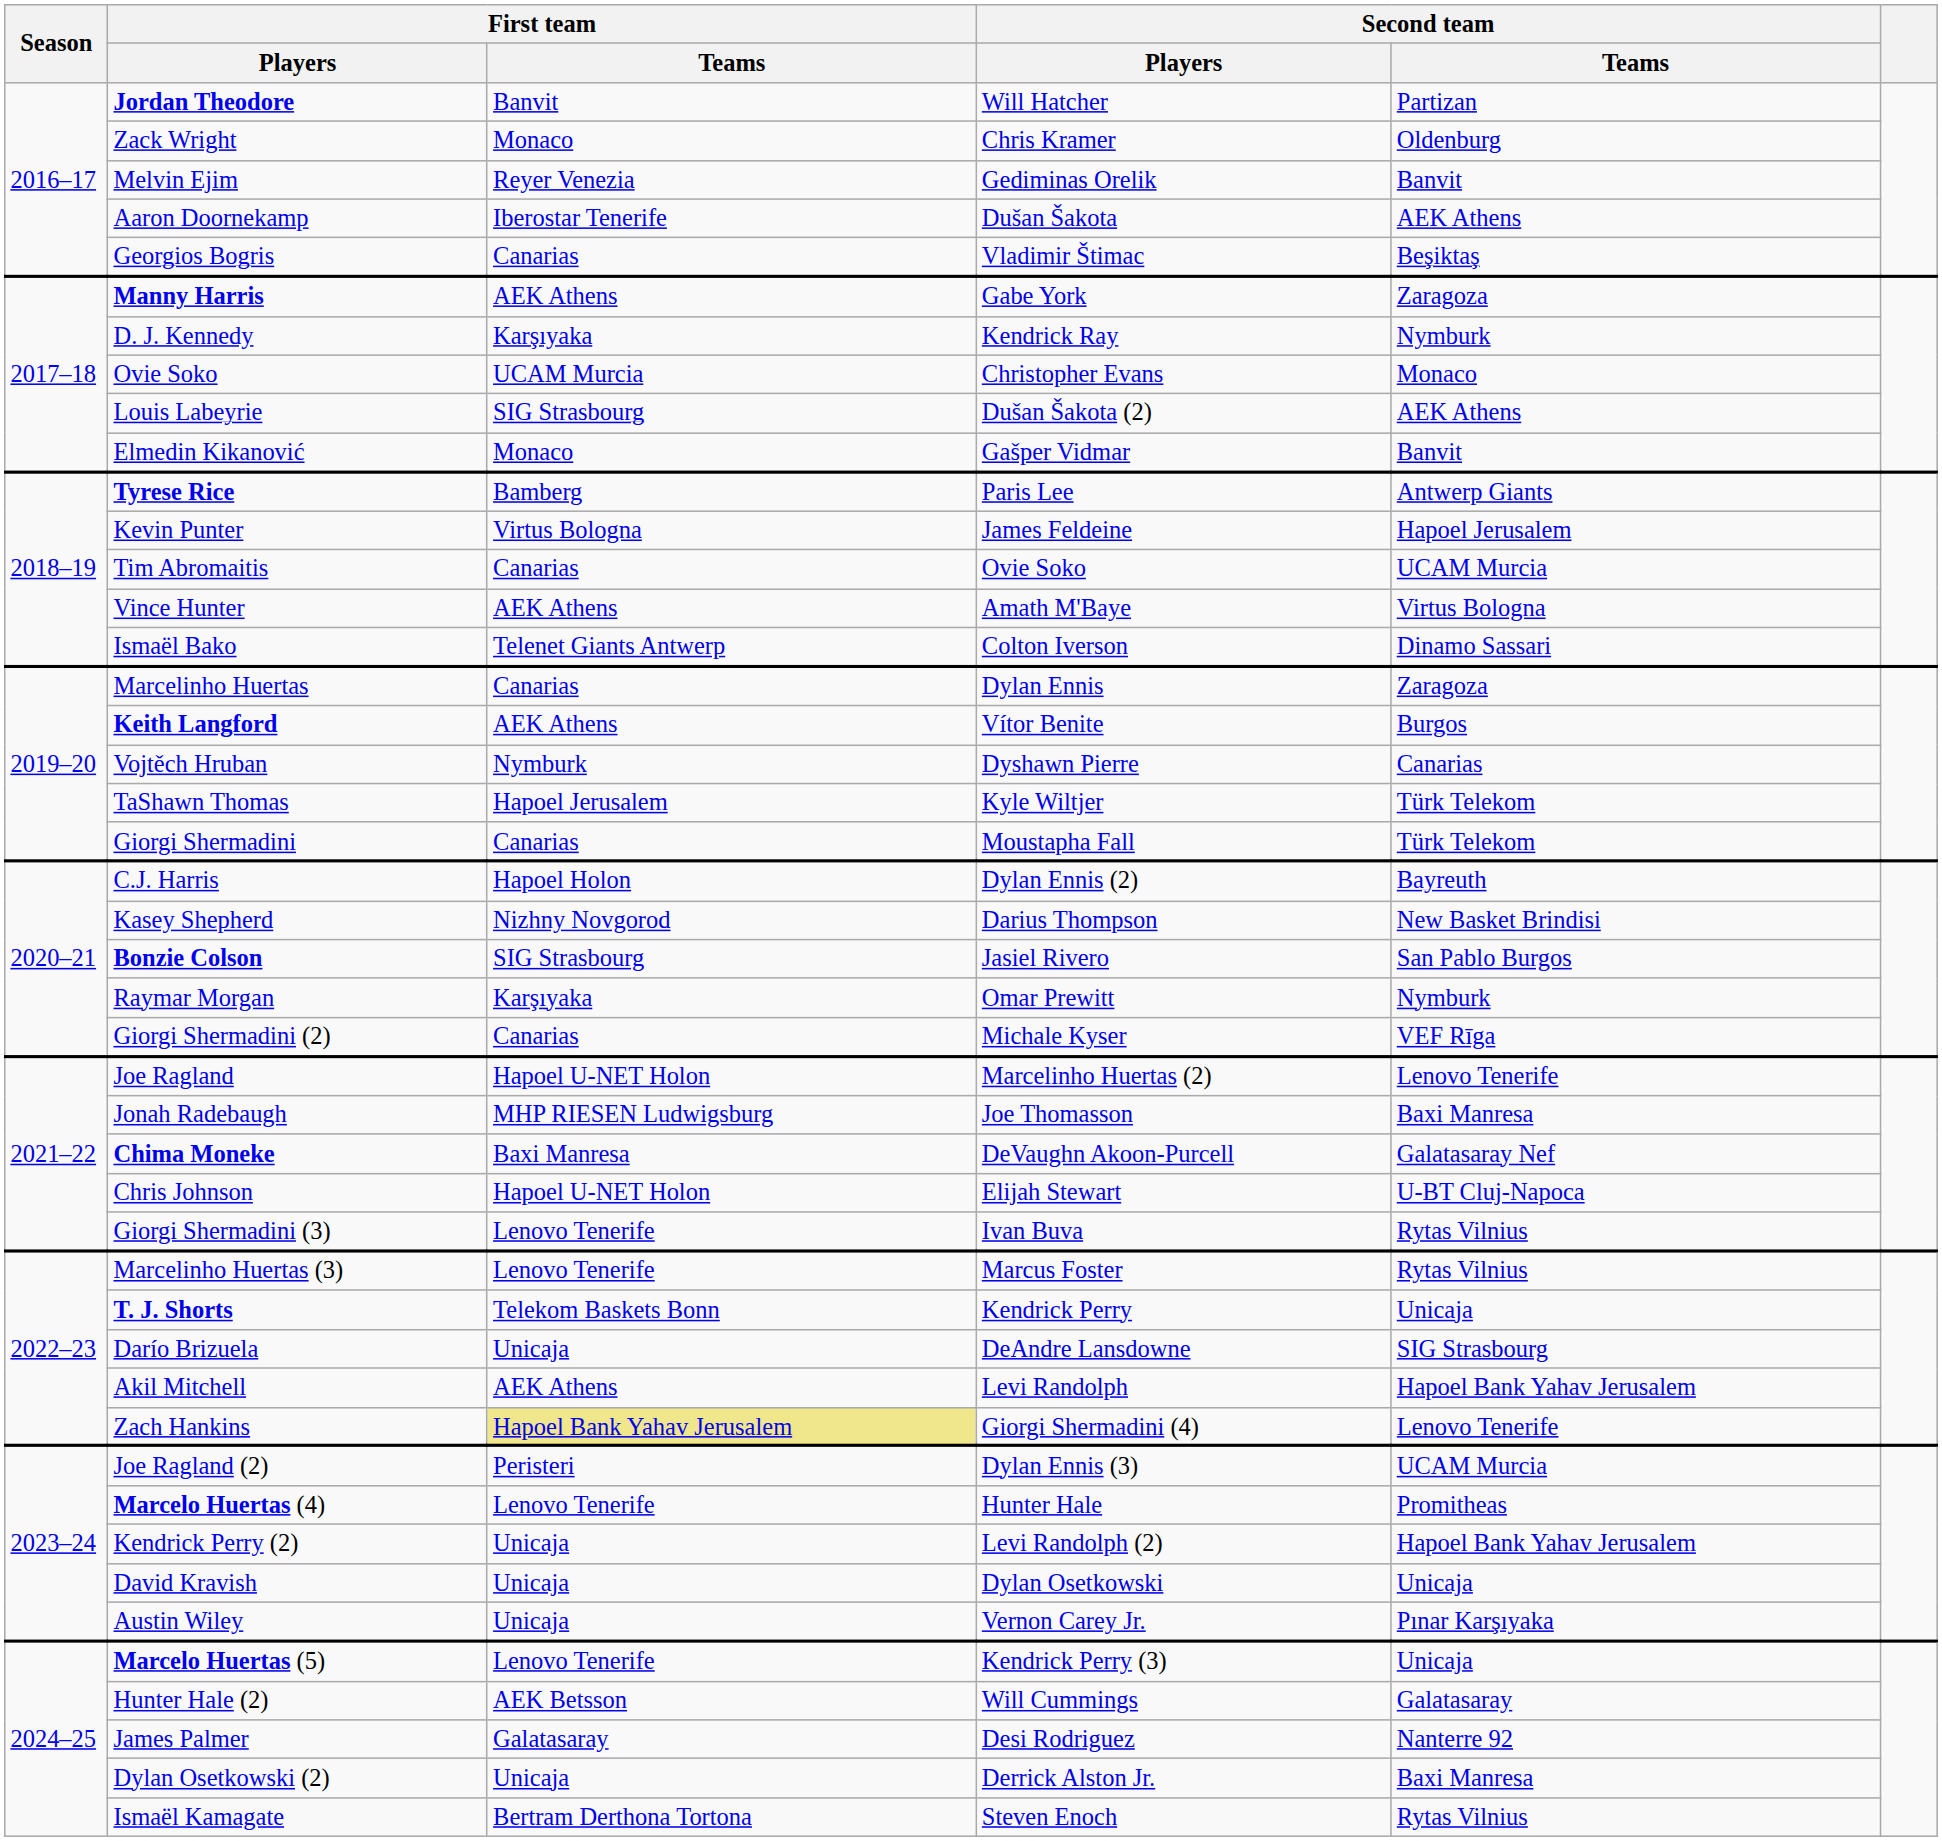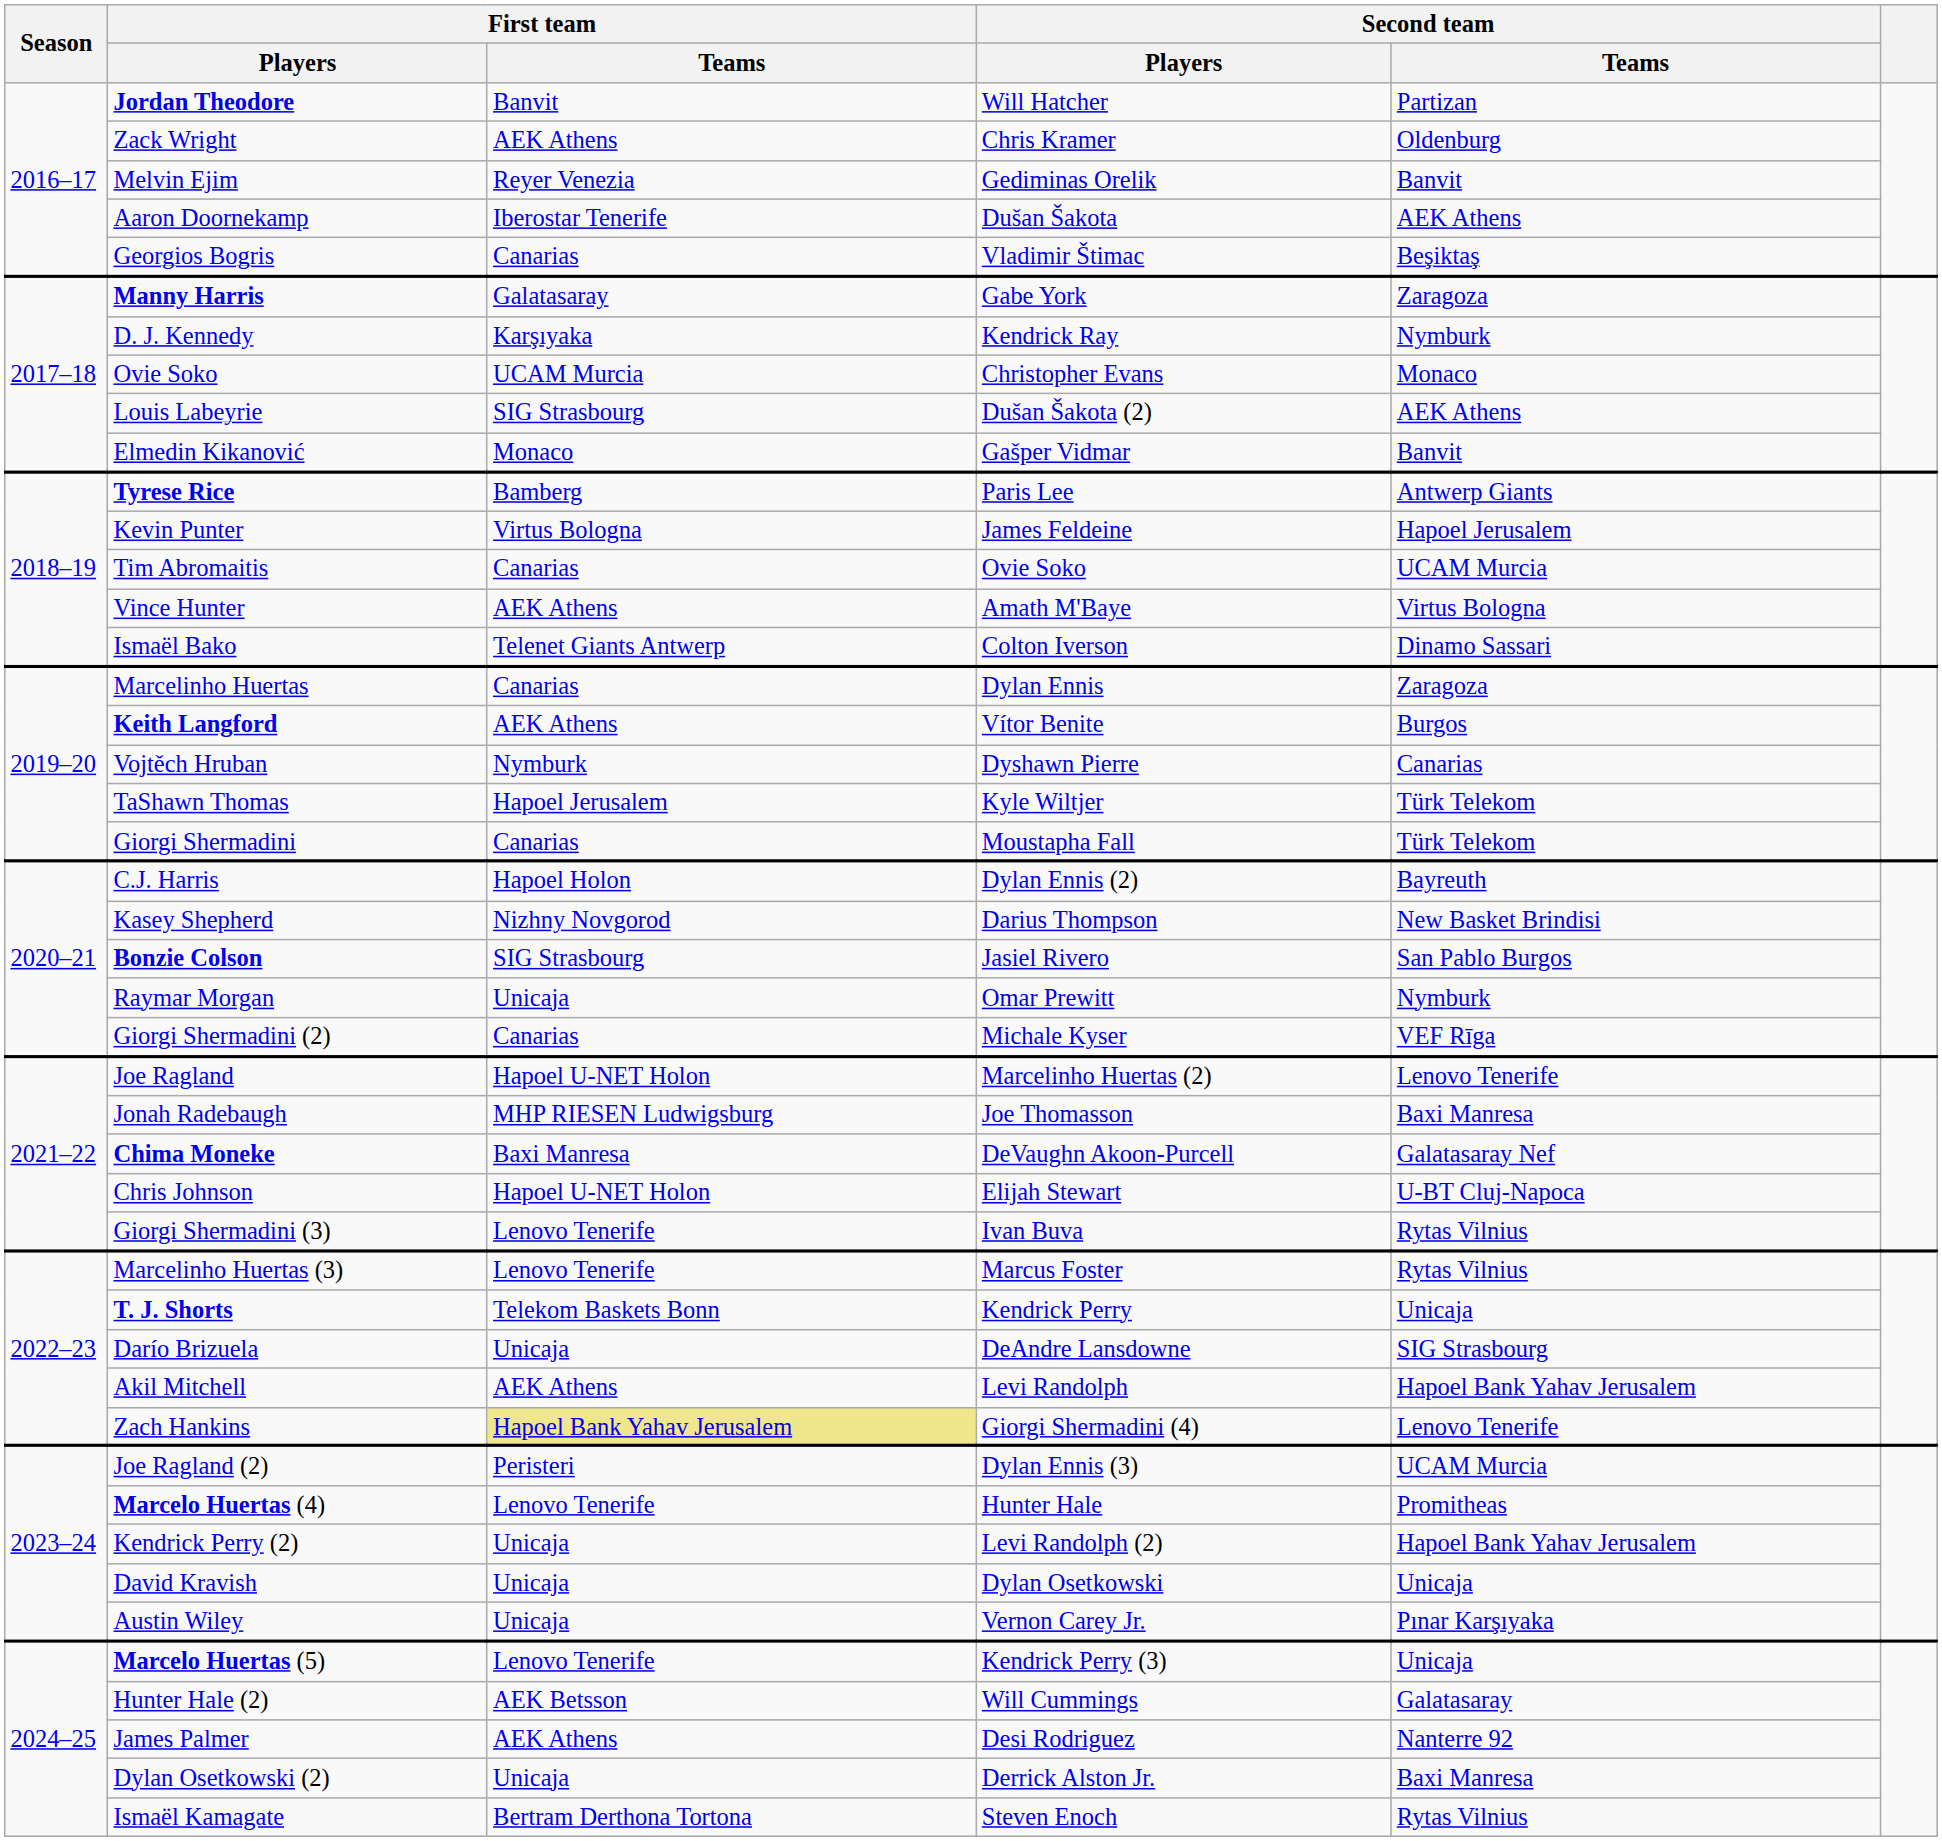(533, 140) Monaco -> (555, 140) AEK Athens
(555, 296) AEK Athens -> (551, 296) Galatasaray
(543, 997) Karşıyaka -> (531, 997) Unicaja
(551, 1739) Galatasaray -> (555, 1739) AEK Athens
